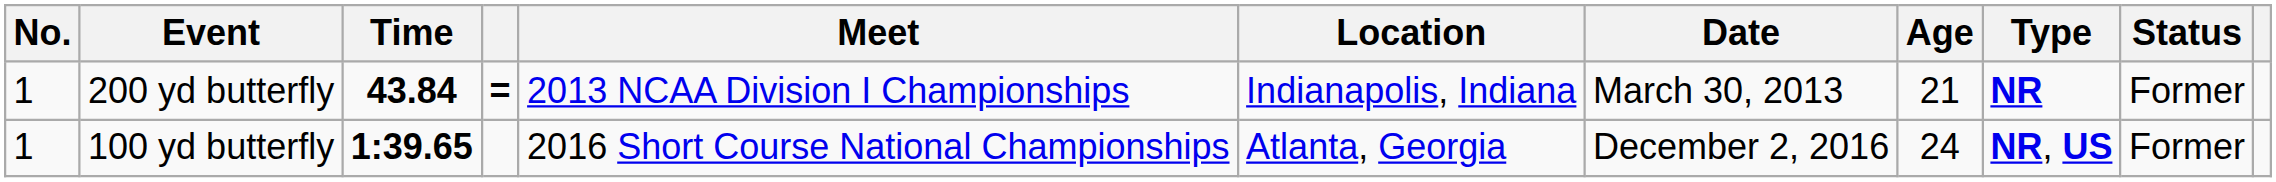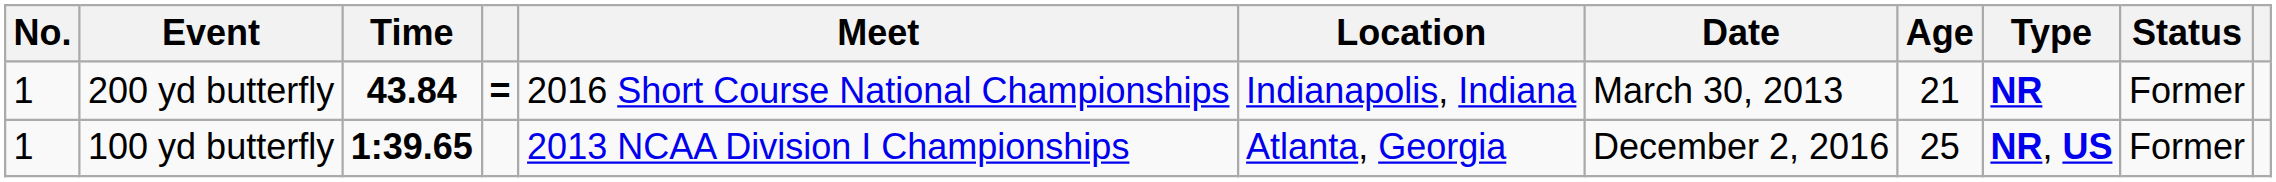(828, 90) 2013 NCAA Division I Championships -> (878, 90) 2016 Short Course National Championships
(878, 147) 2016 Short Course National Championships -> (828, 147) 2013 NCAA Division I Championships
(1940, 147) 24 -> (1940, 147) 25
